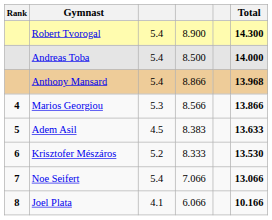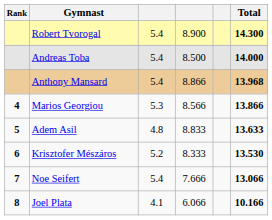(157, 130) 4.5 -> (157, 130) 4.8
(194, 130) 8.383 -> (194, 130) 8.833
(194, 178) 7.066 -> (194, 178) 7.666
